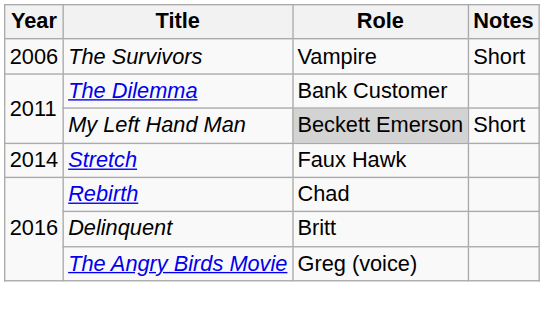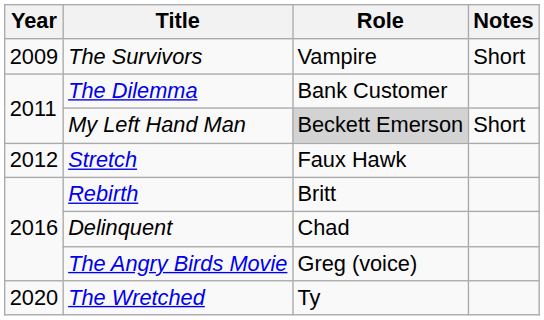(34, 56) 2006 -> (34, 56) 2009
(34, 159) 2014 -> (34, 159) 2012
(323, 194) Chad -> (317, 194) Britt
(317, 228) Britt -> (323, 228) Chad
+ row: (136, 297)
